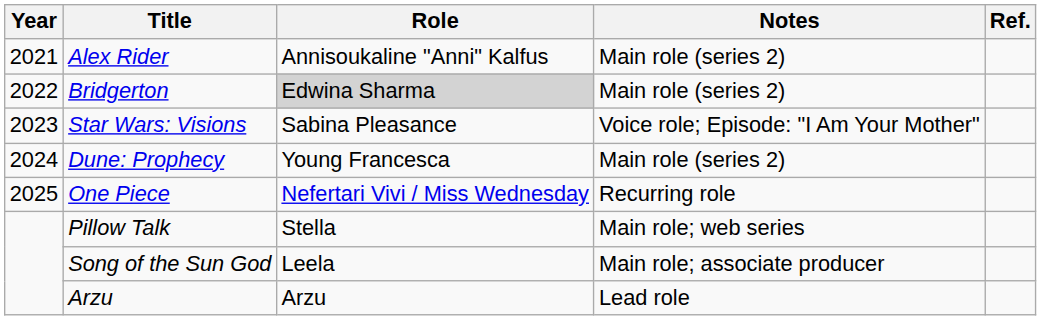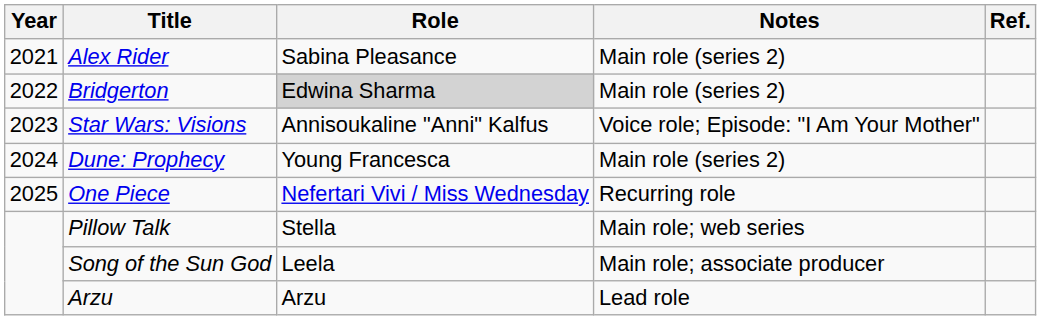(415, 56) Annisoukaline "Anni" Kalfus -> (369, 56) Sabina Pleasance
(369, 125) Sabina Pleasance -> (415, 125) Annisoukaline "Anni" Kalfus
